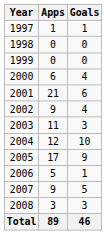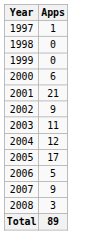- column: (85, 12)
